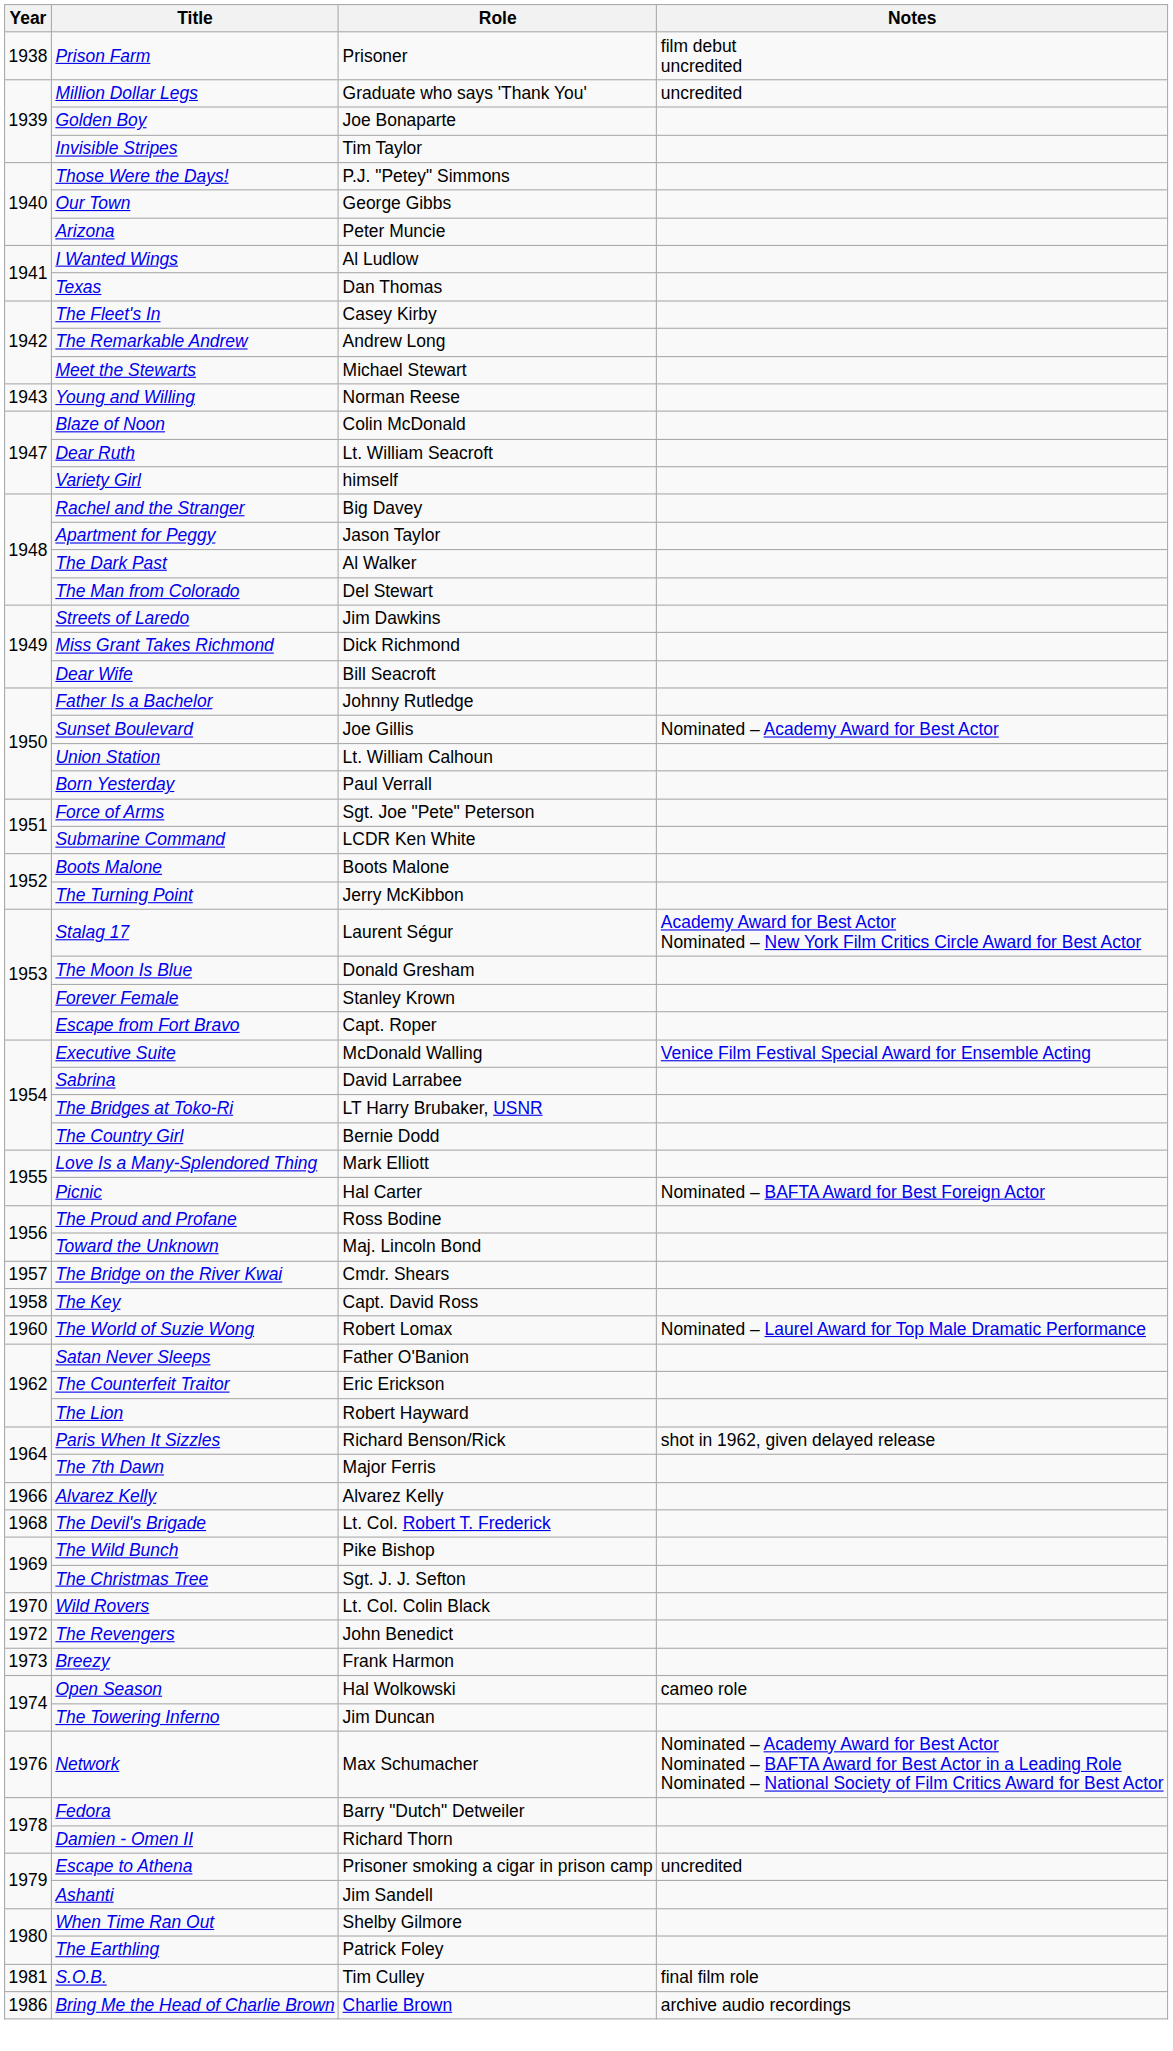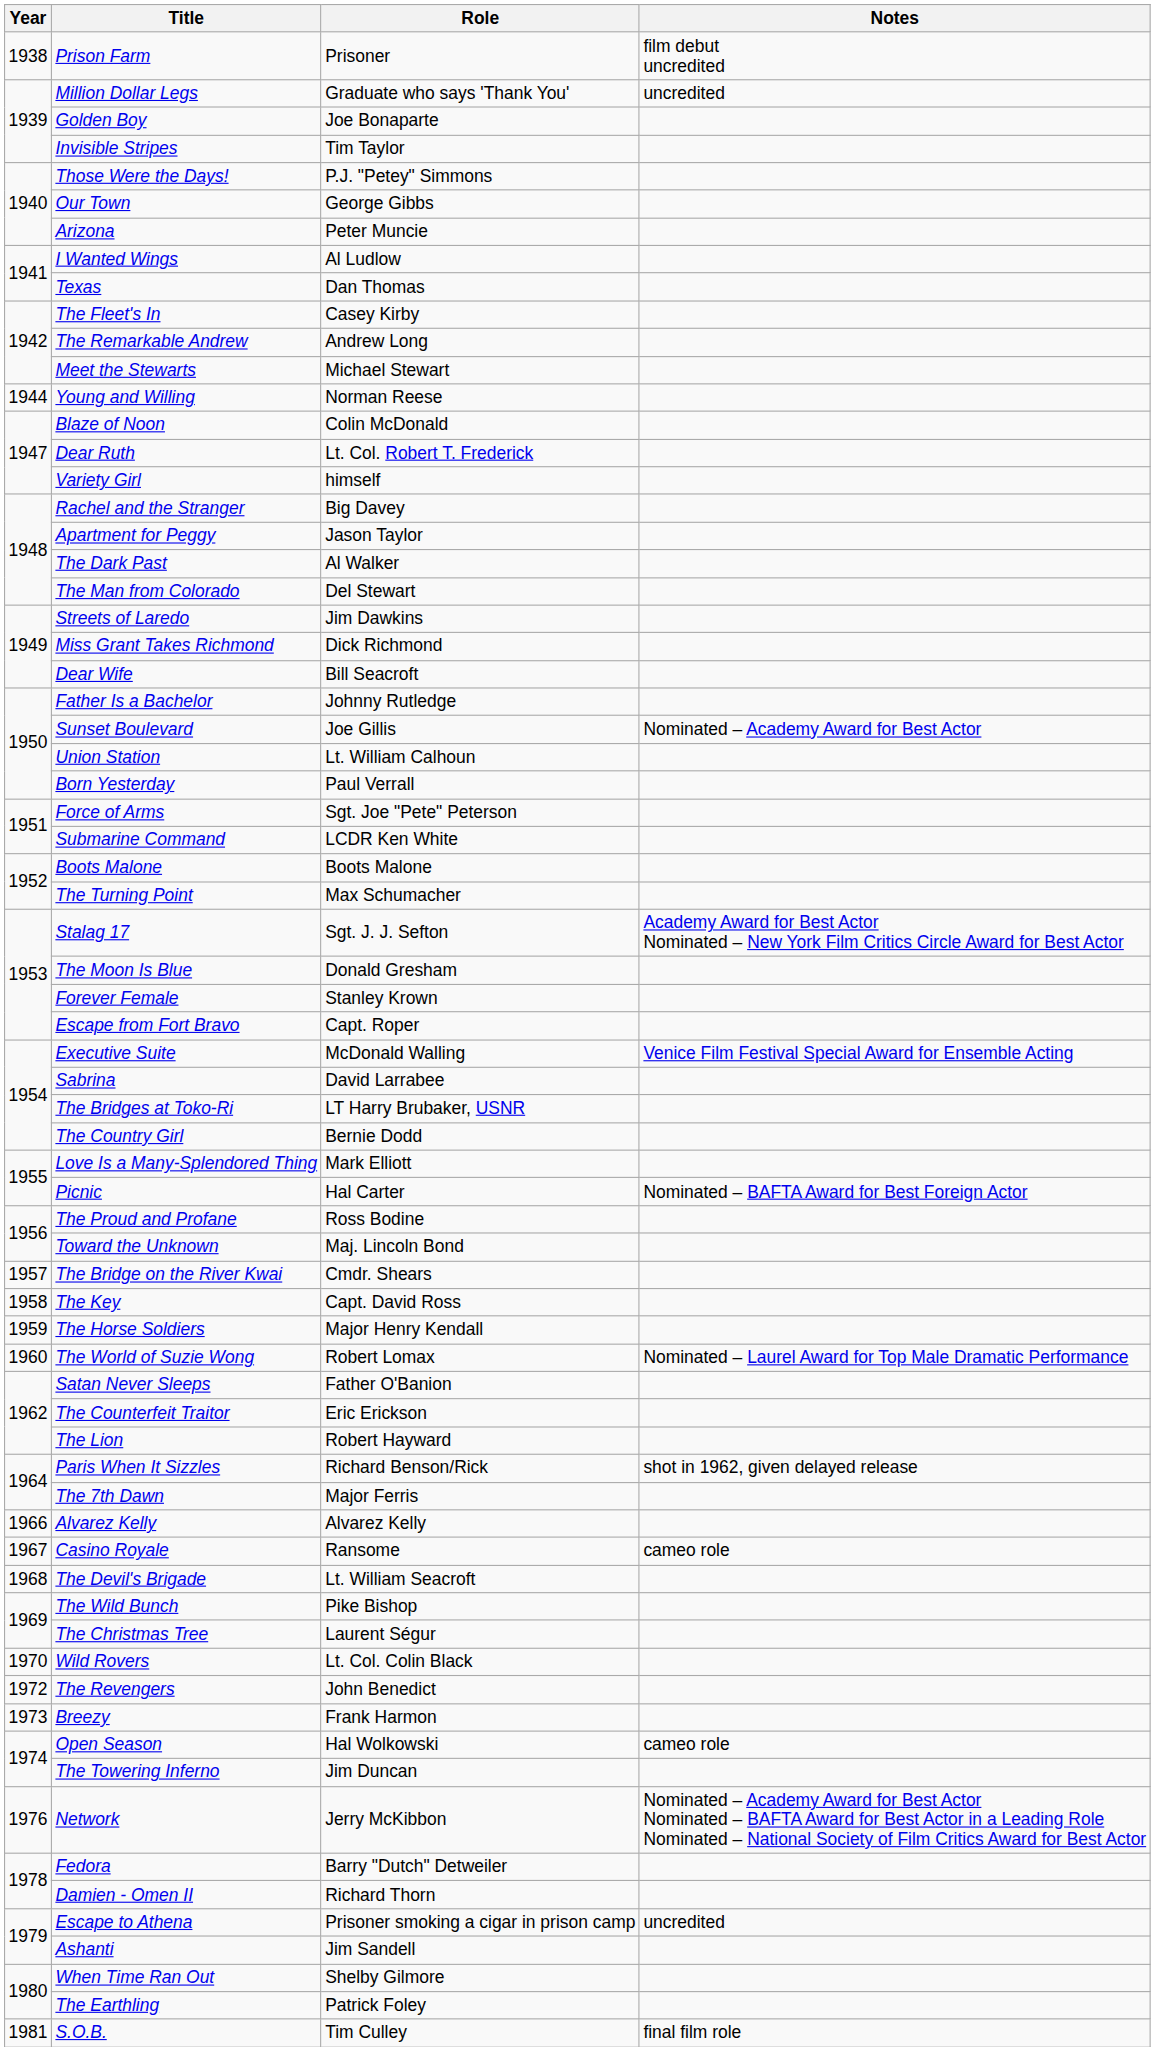(28, 397) 1943 -> (28, 397) 1944
(418, 452) Lt. William Seacroft -> (429, 452) Lt. Col. Robert T. Frederick
(403, 895) Jerry McKibbon -> (393, 895) Max Schumacher
(398, 932) Laurent Ségur -> (387, 932) Sgt. J. J. Sefton
+ row: (130, 1329)
+ row: (112, 1551)
(447, 1523) Lt. Col. Robert T. Frederick -> (400, 1578) Lt. William Seacroft
(404, 1578) Sgt. J. J. Sefton -> (380, 1634) Laurent Ségur
(410, 1764) Max Schumacher -> (386, 1819) Jerry McKibbon
- row: (195, 2005)
